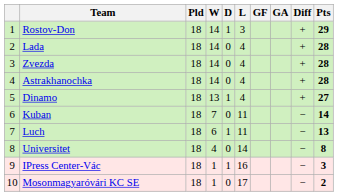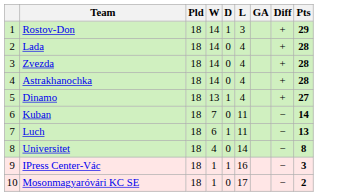- column: (260, 13)
